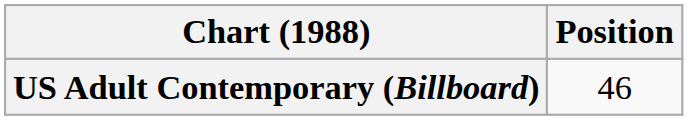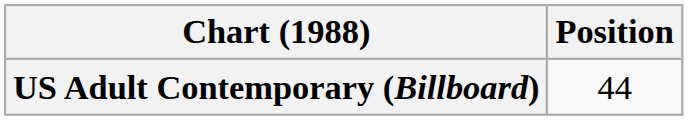(615, 86) 46 -> (615, 86) 44
